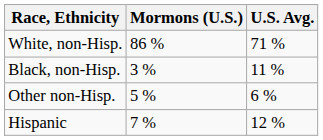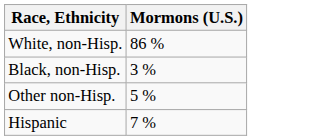- column: (282, 17)
